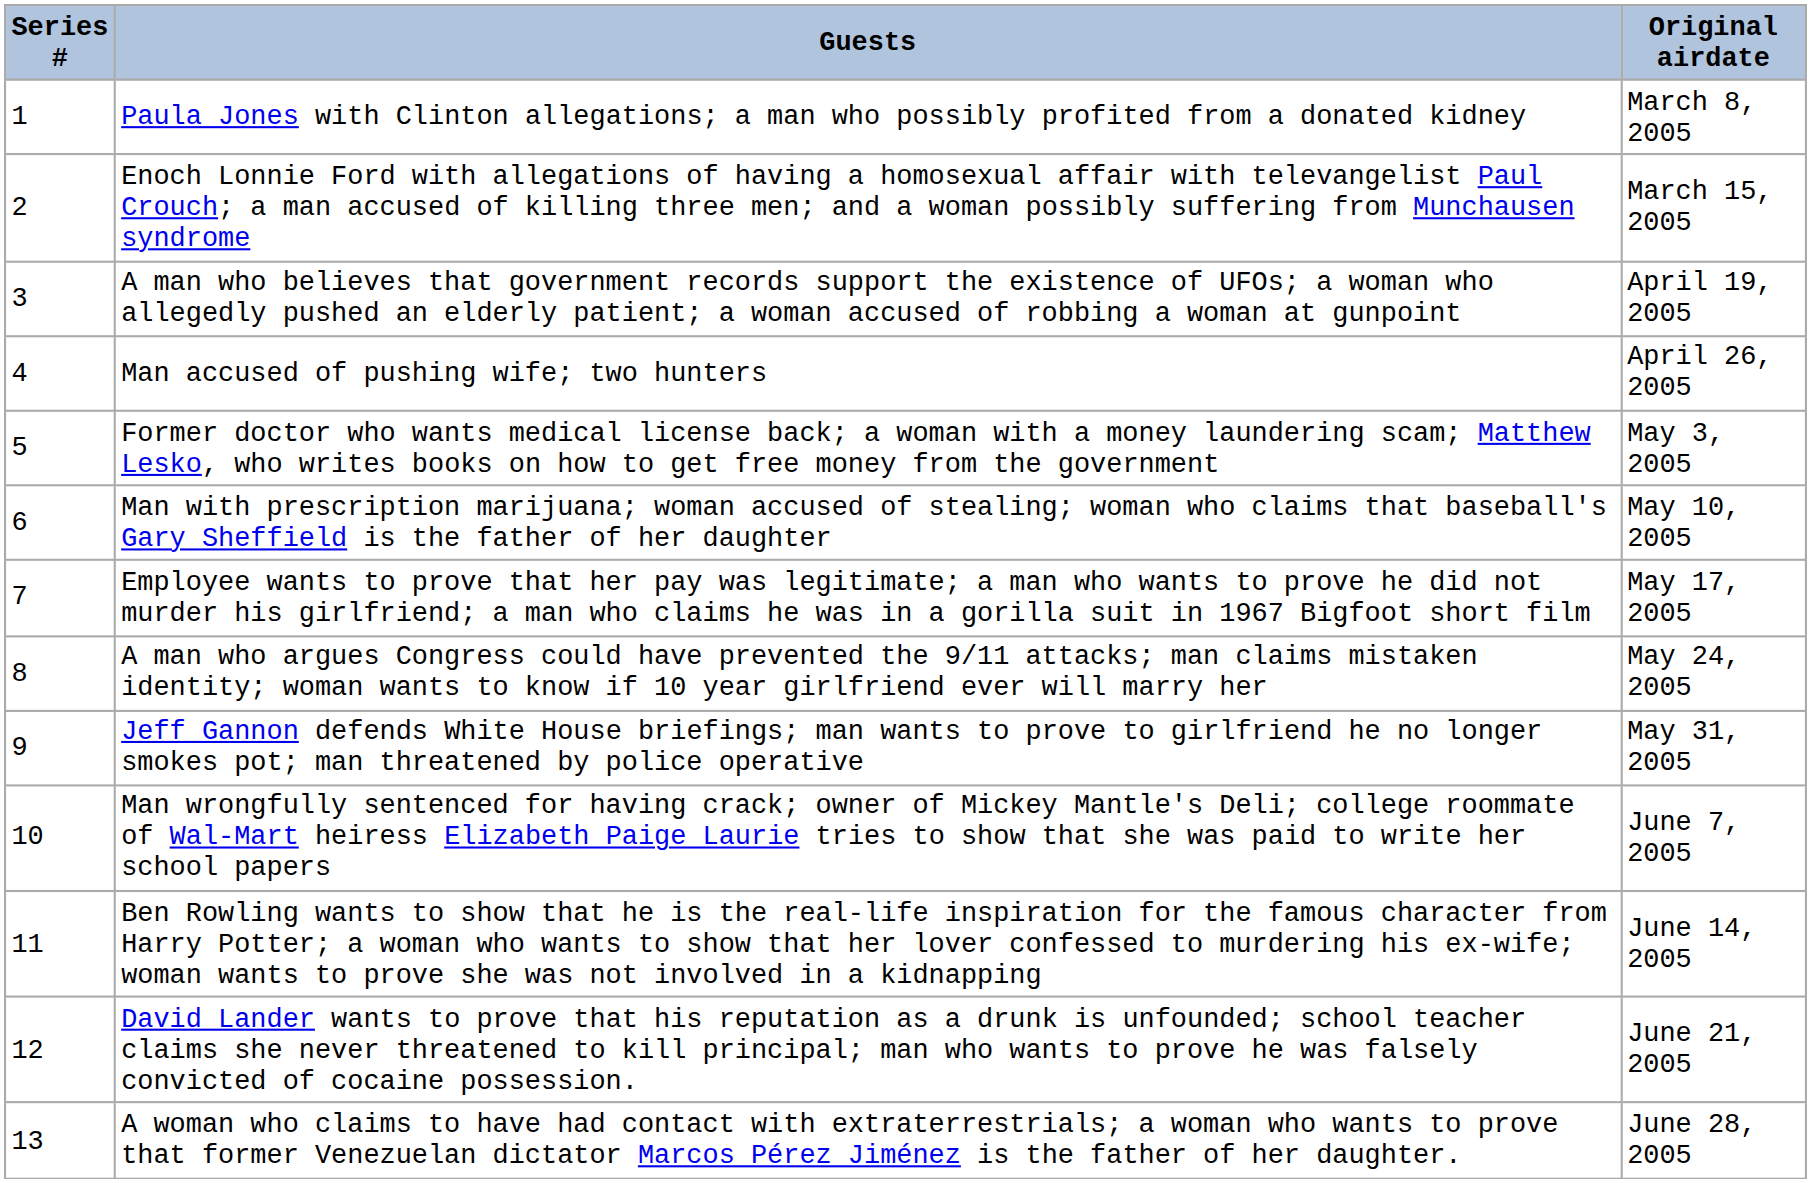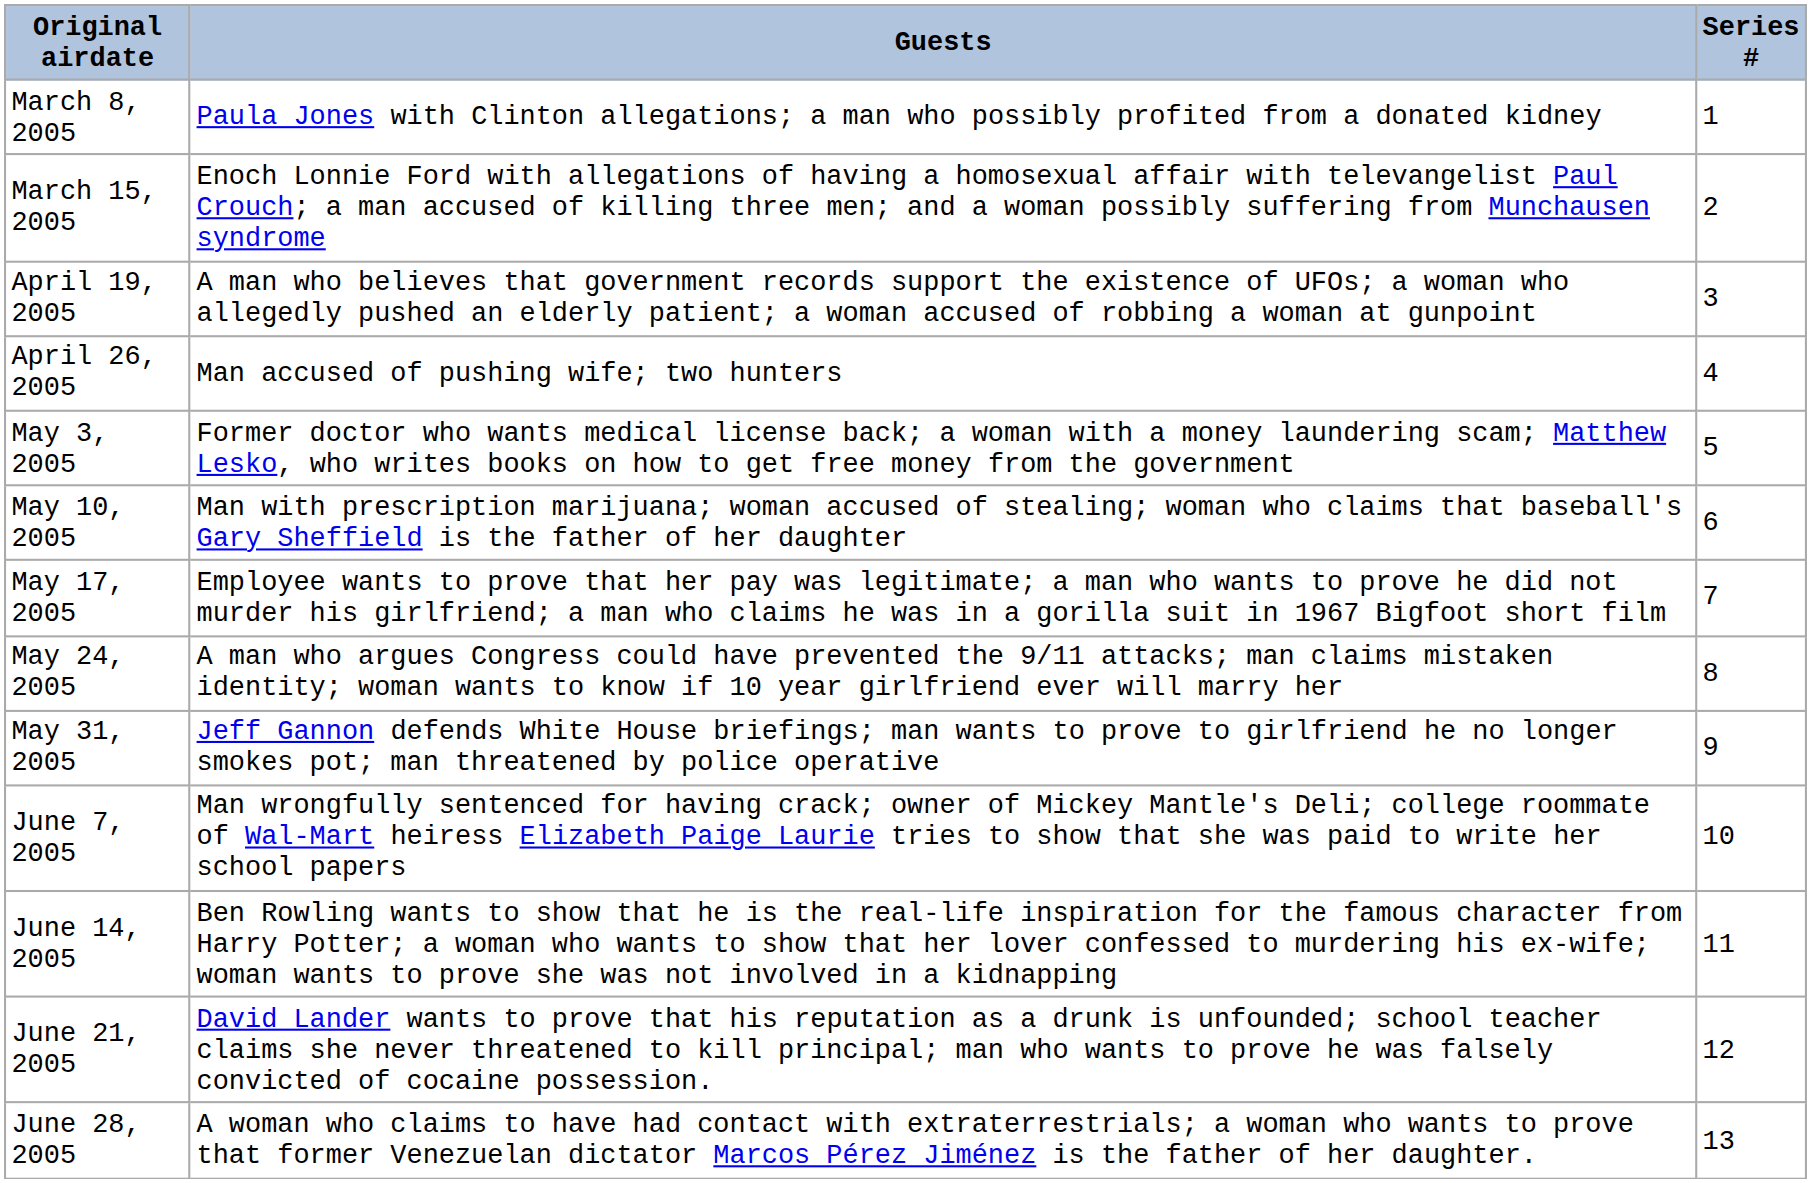columns swapped: (60, 42) <-> (1713, 42)
